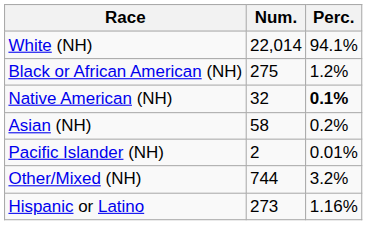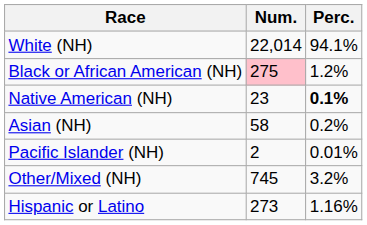(264, 71) no background -> (264, 71) pink background
(259, 98) 32 -> (259, 98) 23
(264, 179) 744 -> (264, 179) 745
